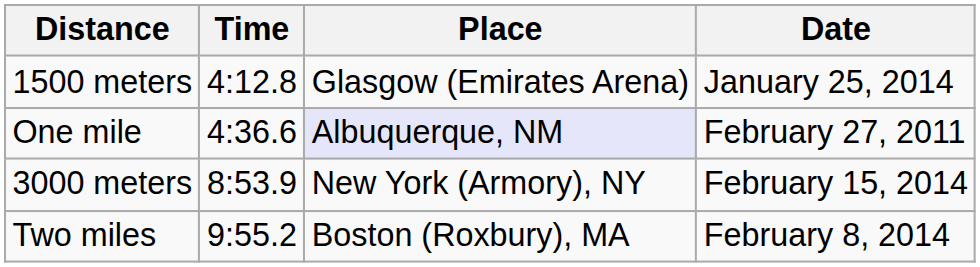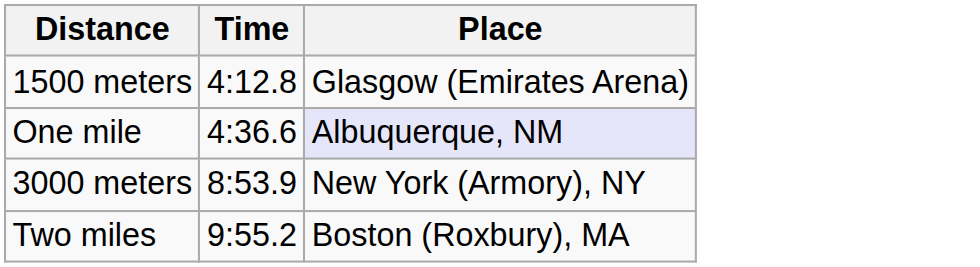- column: (836, 30)
